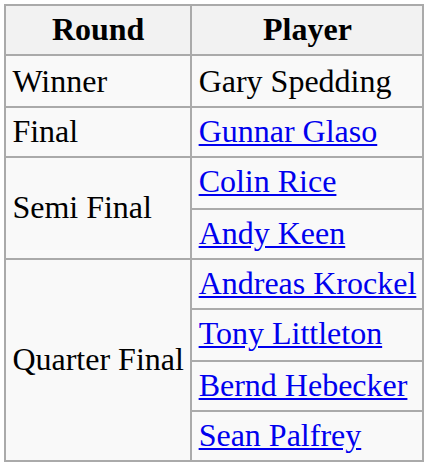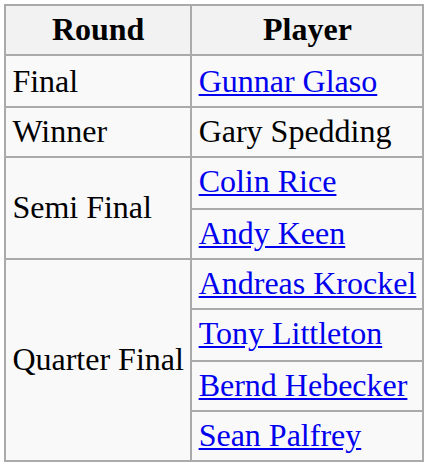rows swapped: (295, 80) <-> (288, 131)
